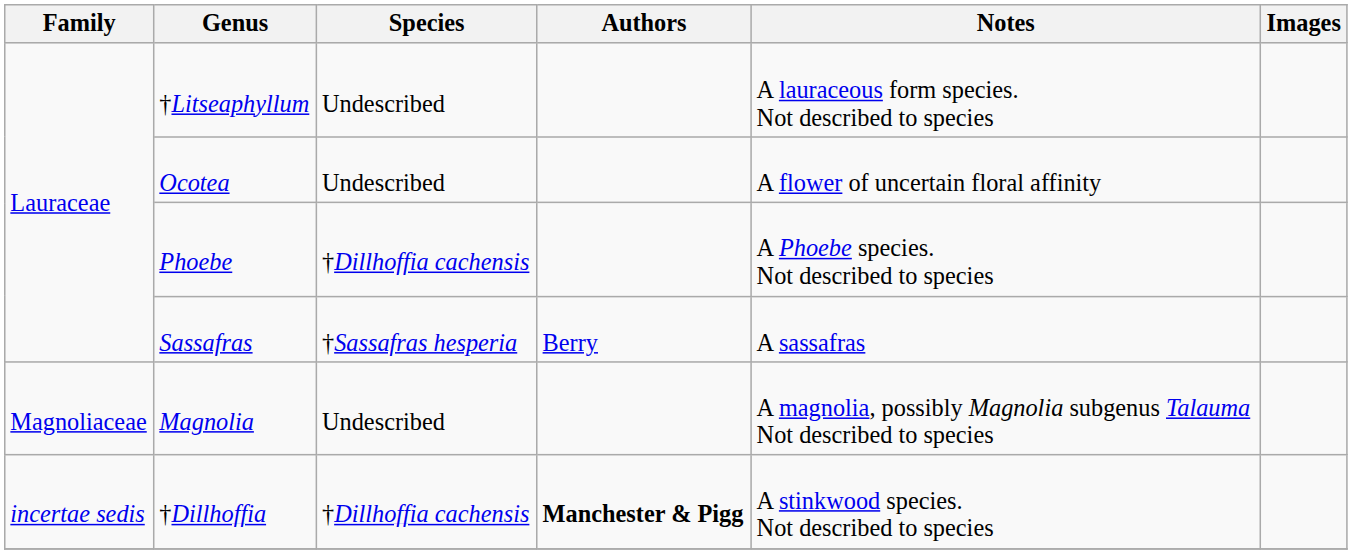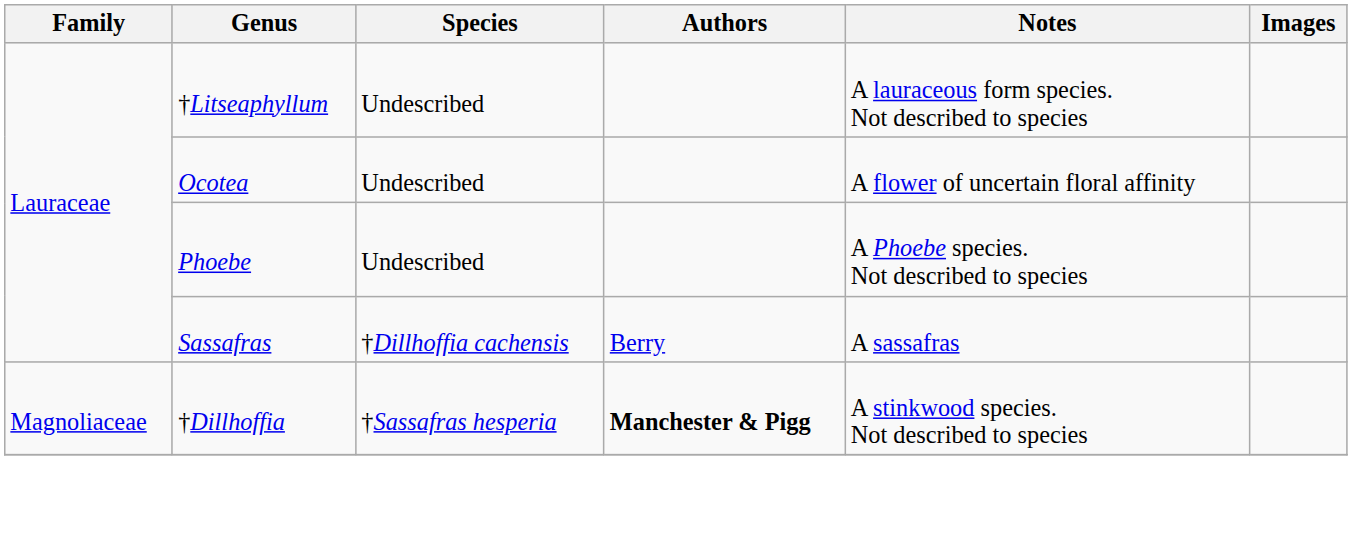(426, 262) †Dillhoffia cachensis -> (423, 262) Undescribed
(420, 342) †Sassafras hesperia -> (465, 342) †Dillhoffia cachensis
- row: (207, 421)
(78, 515) incertae sedis -> (79, 421) Magnoliaceae
(426, 515) †Dillhoffia cachensis -> (459, 421) †Sassafras hesperia
